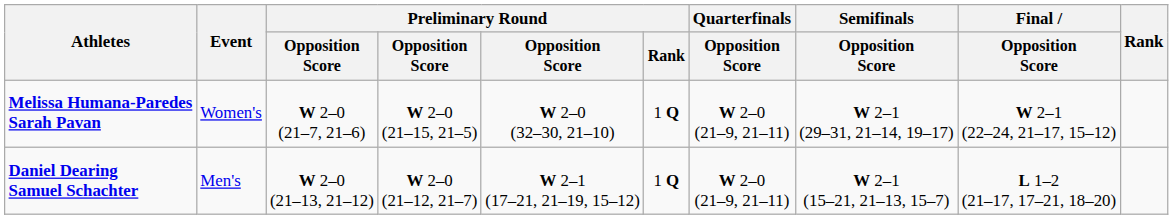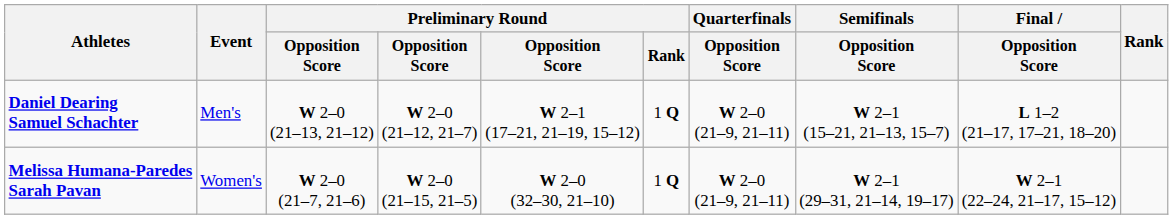rows swapped: (73, 180) <-> (100, 112)
